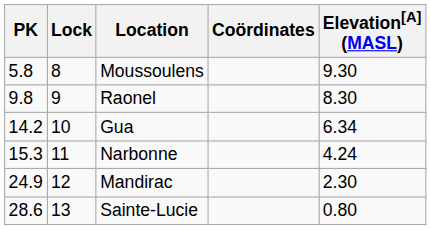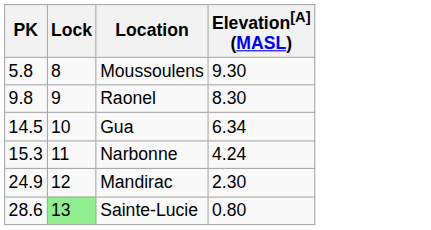- column: (263, 30)
(26, 126) 14.2 -> (26, 126) 14.5
(61, 210) no background -> (61, 210) lightgreen background
